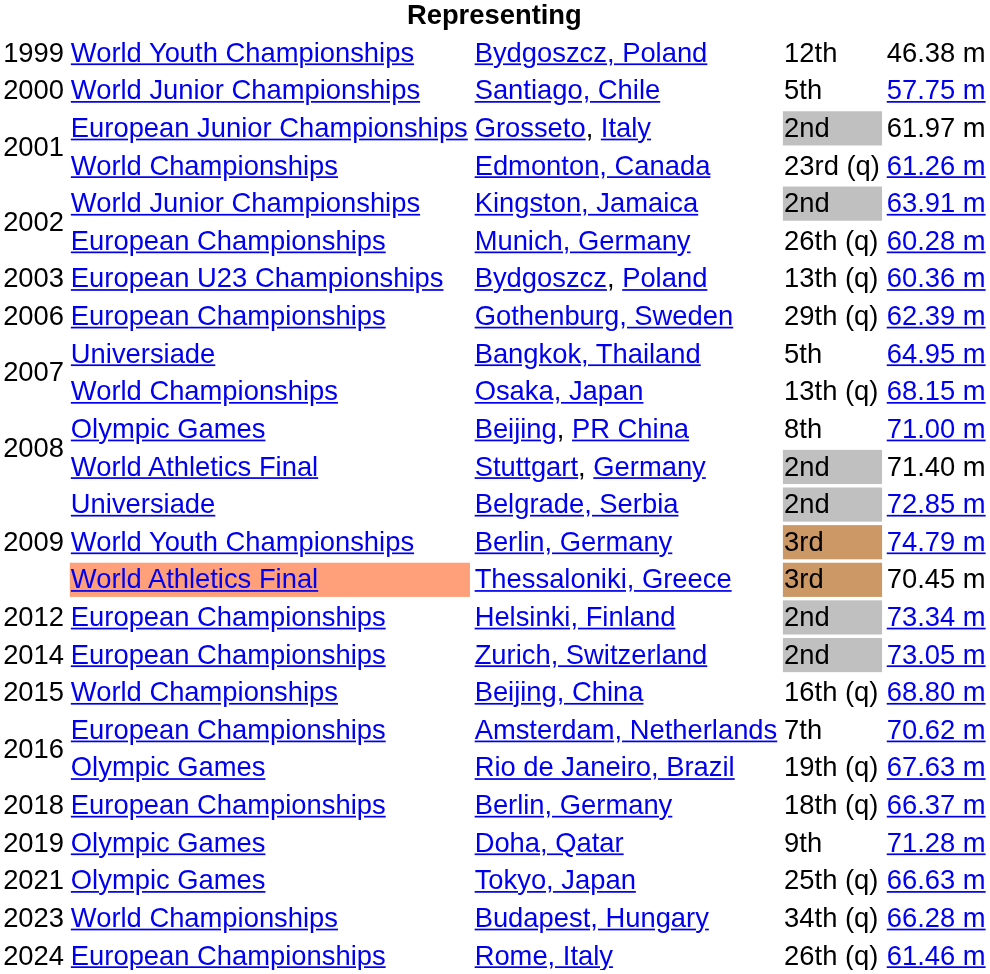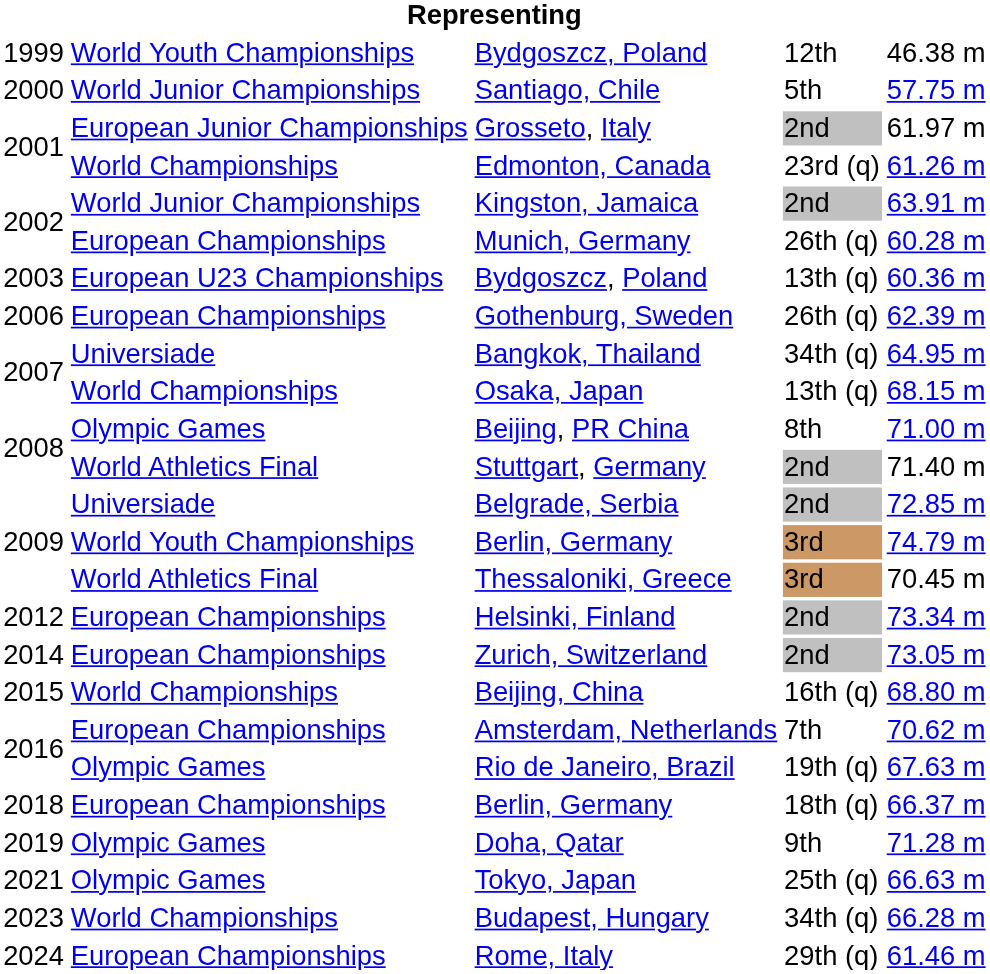(831, 316) 29th (q) -> (831, 316) 26th (q)
(803, 353) 5th -> (831, 353) 34th (q)
(195, 579) lightsalmon background -> (195, 579) no background
(831, 955) 26th (q) -> (831, 955) 29th (q)
